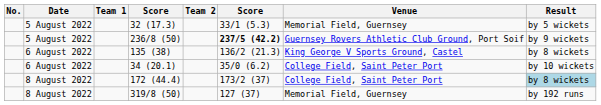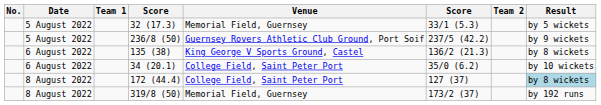columns swapped: (201, 11) <-> (404, 11)
(250, 39) bold -> (459, 39) normal
(245, 80) 173/2 (37) -> (449, 80) 127 (37)
(240, 94) 127 (37) -> (454, 94) 173/2 (37)
